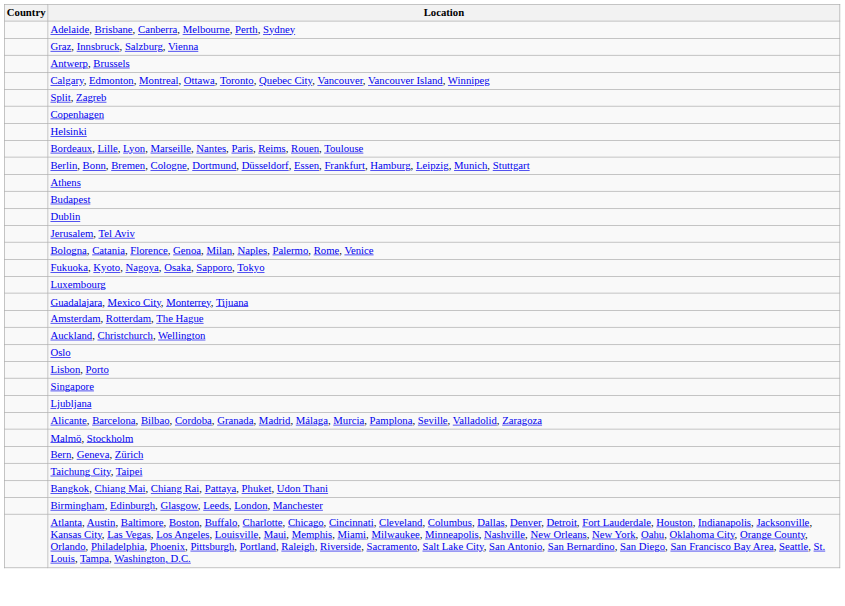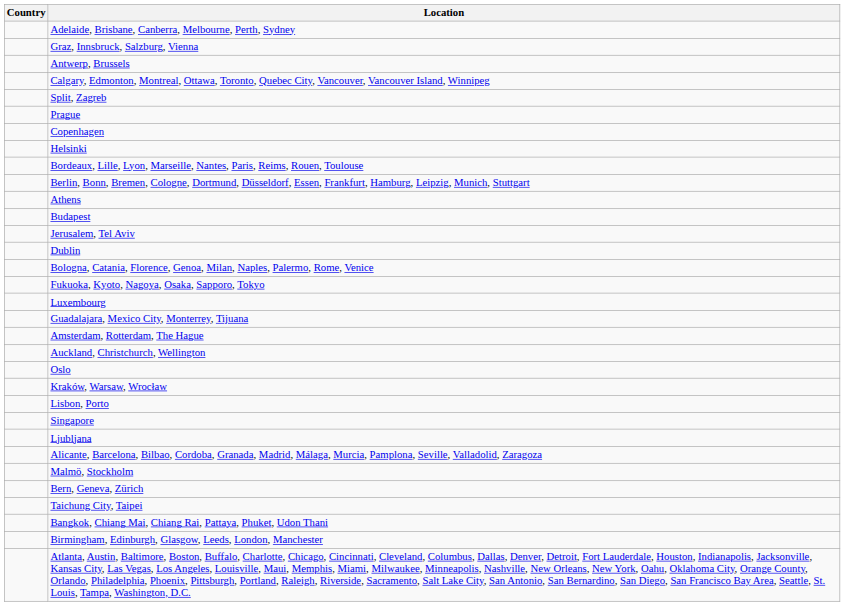+ row: (65, 115)
rows swapped: (65, 217) <-> (93, 234)
+ row: (109, 387)
